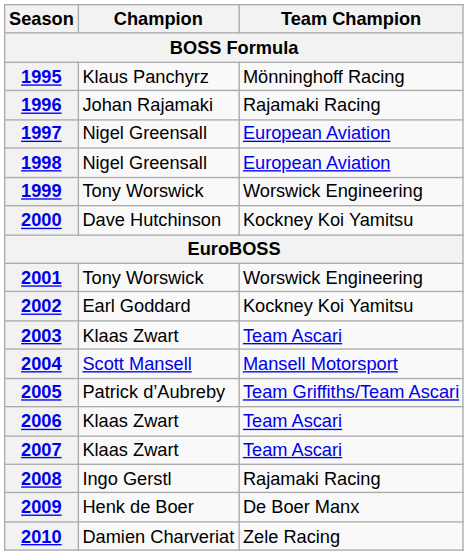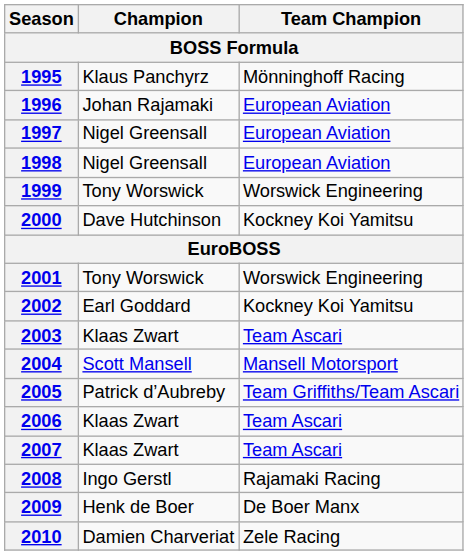(312, 105) Rajamaki Racing -> (317, 105) European Aviation
